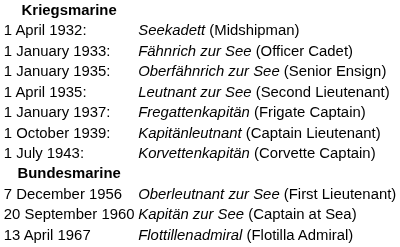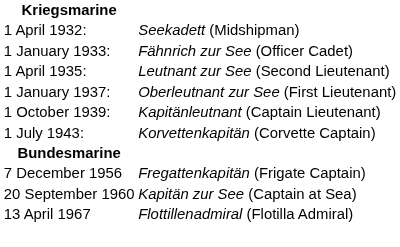- row: (57, 71)
(252, 112) Fregattenkapitän (Frigate Captain) -> (267, 92) Oberleutnant zur See (First Lieutenant)
(267, 194) Oberleutnant zur See (First Lieutenant) -> (252, 173) Fregattenkapitän (Frigate Captain)
